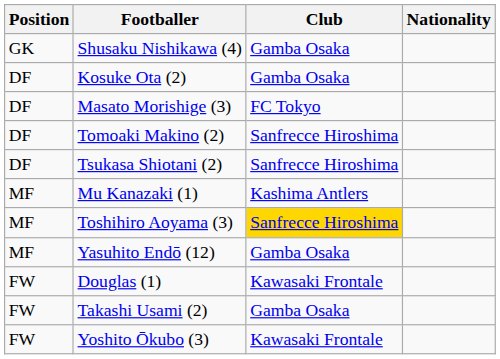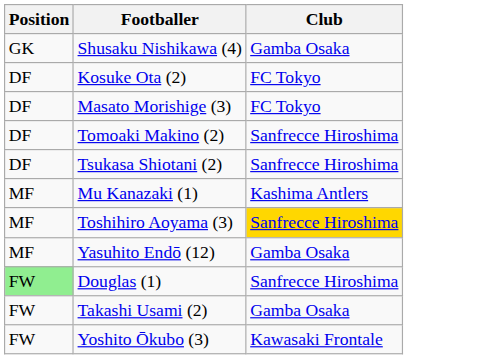- column: (449, 19)
(300, 77) Gamba Osaka -> (285, 77) FC Tokyo
(22, 280) no background -> (22, 280) lightgreen background
(316, 280) Kawasaki Frontale -> (324, 280) Sanfrecce Hiroshima
